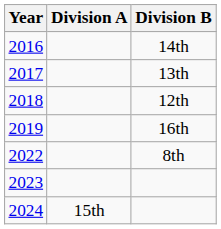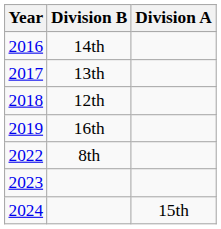columns swapped: (89, 18) <-> (174, 18)
